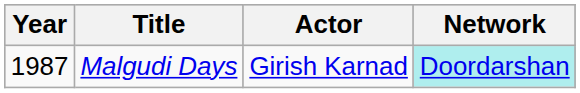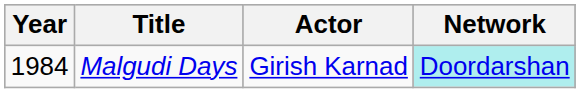(40, 66) 1987 -> (40, 66) 1984
